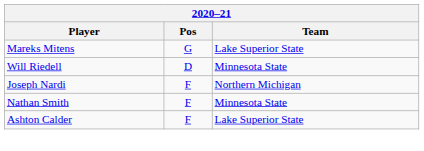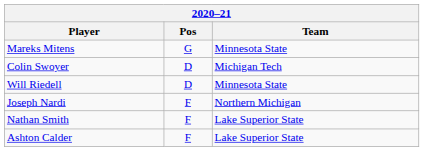(259, 48) Lake Superior State -> (251, 48) Minnesota State
+ row: (38, 66)
(251, 102) Minnesota State -> (259, 119) Lake Superior State
